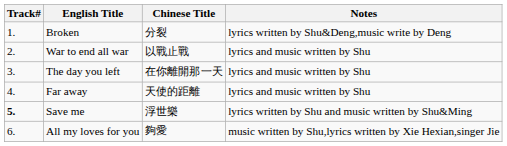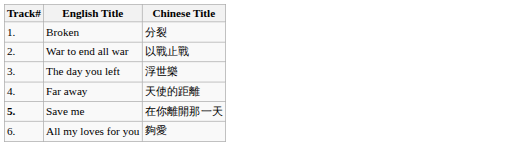- column: (364, 13)
(184, 71) 在你離開那一天 -> (161, 71) 浮世樂
(161, 111) 浮世樂 -> (184, 111) 在你離開那一天
